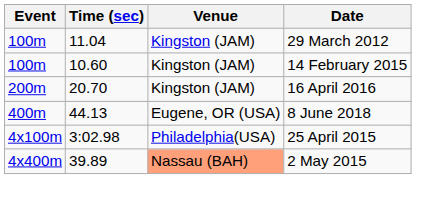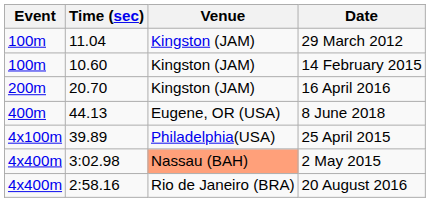(94, 137) 3:02.98 -> (88, 137) 39.89
(88, 161) 39.89 -> (94, 161) 3:02.98
+ row: (354, 185)
